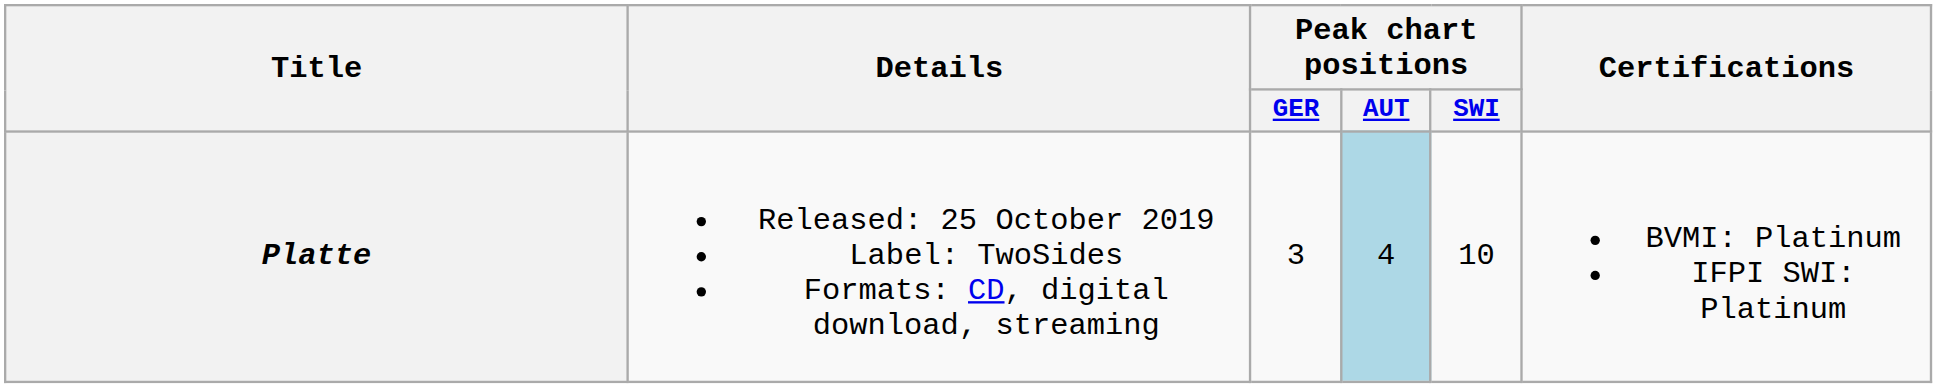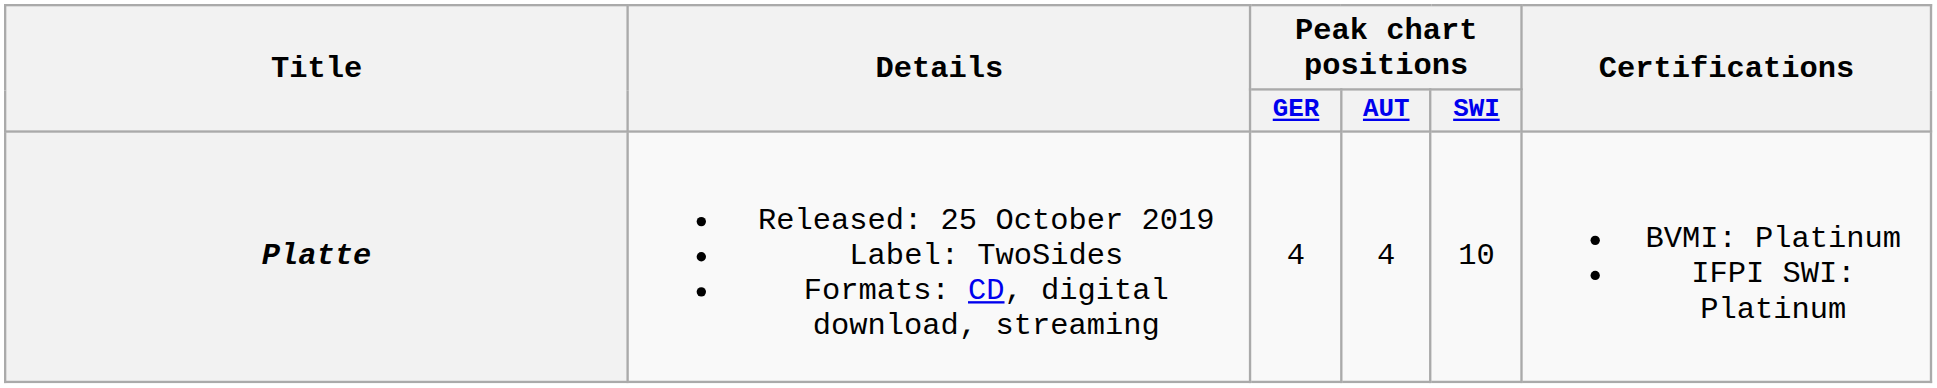(1296, 256) 3 -> (1296, 256) 4
(1386, 256) lightblue background -> (1386, 256) no background
